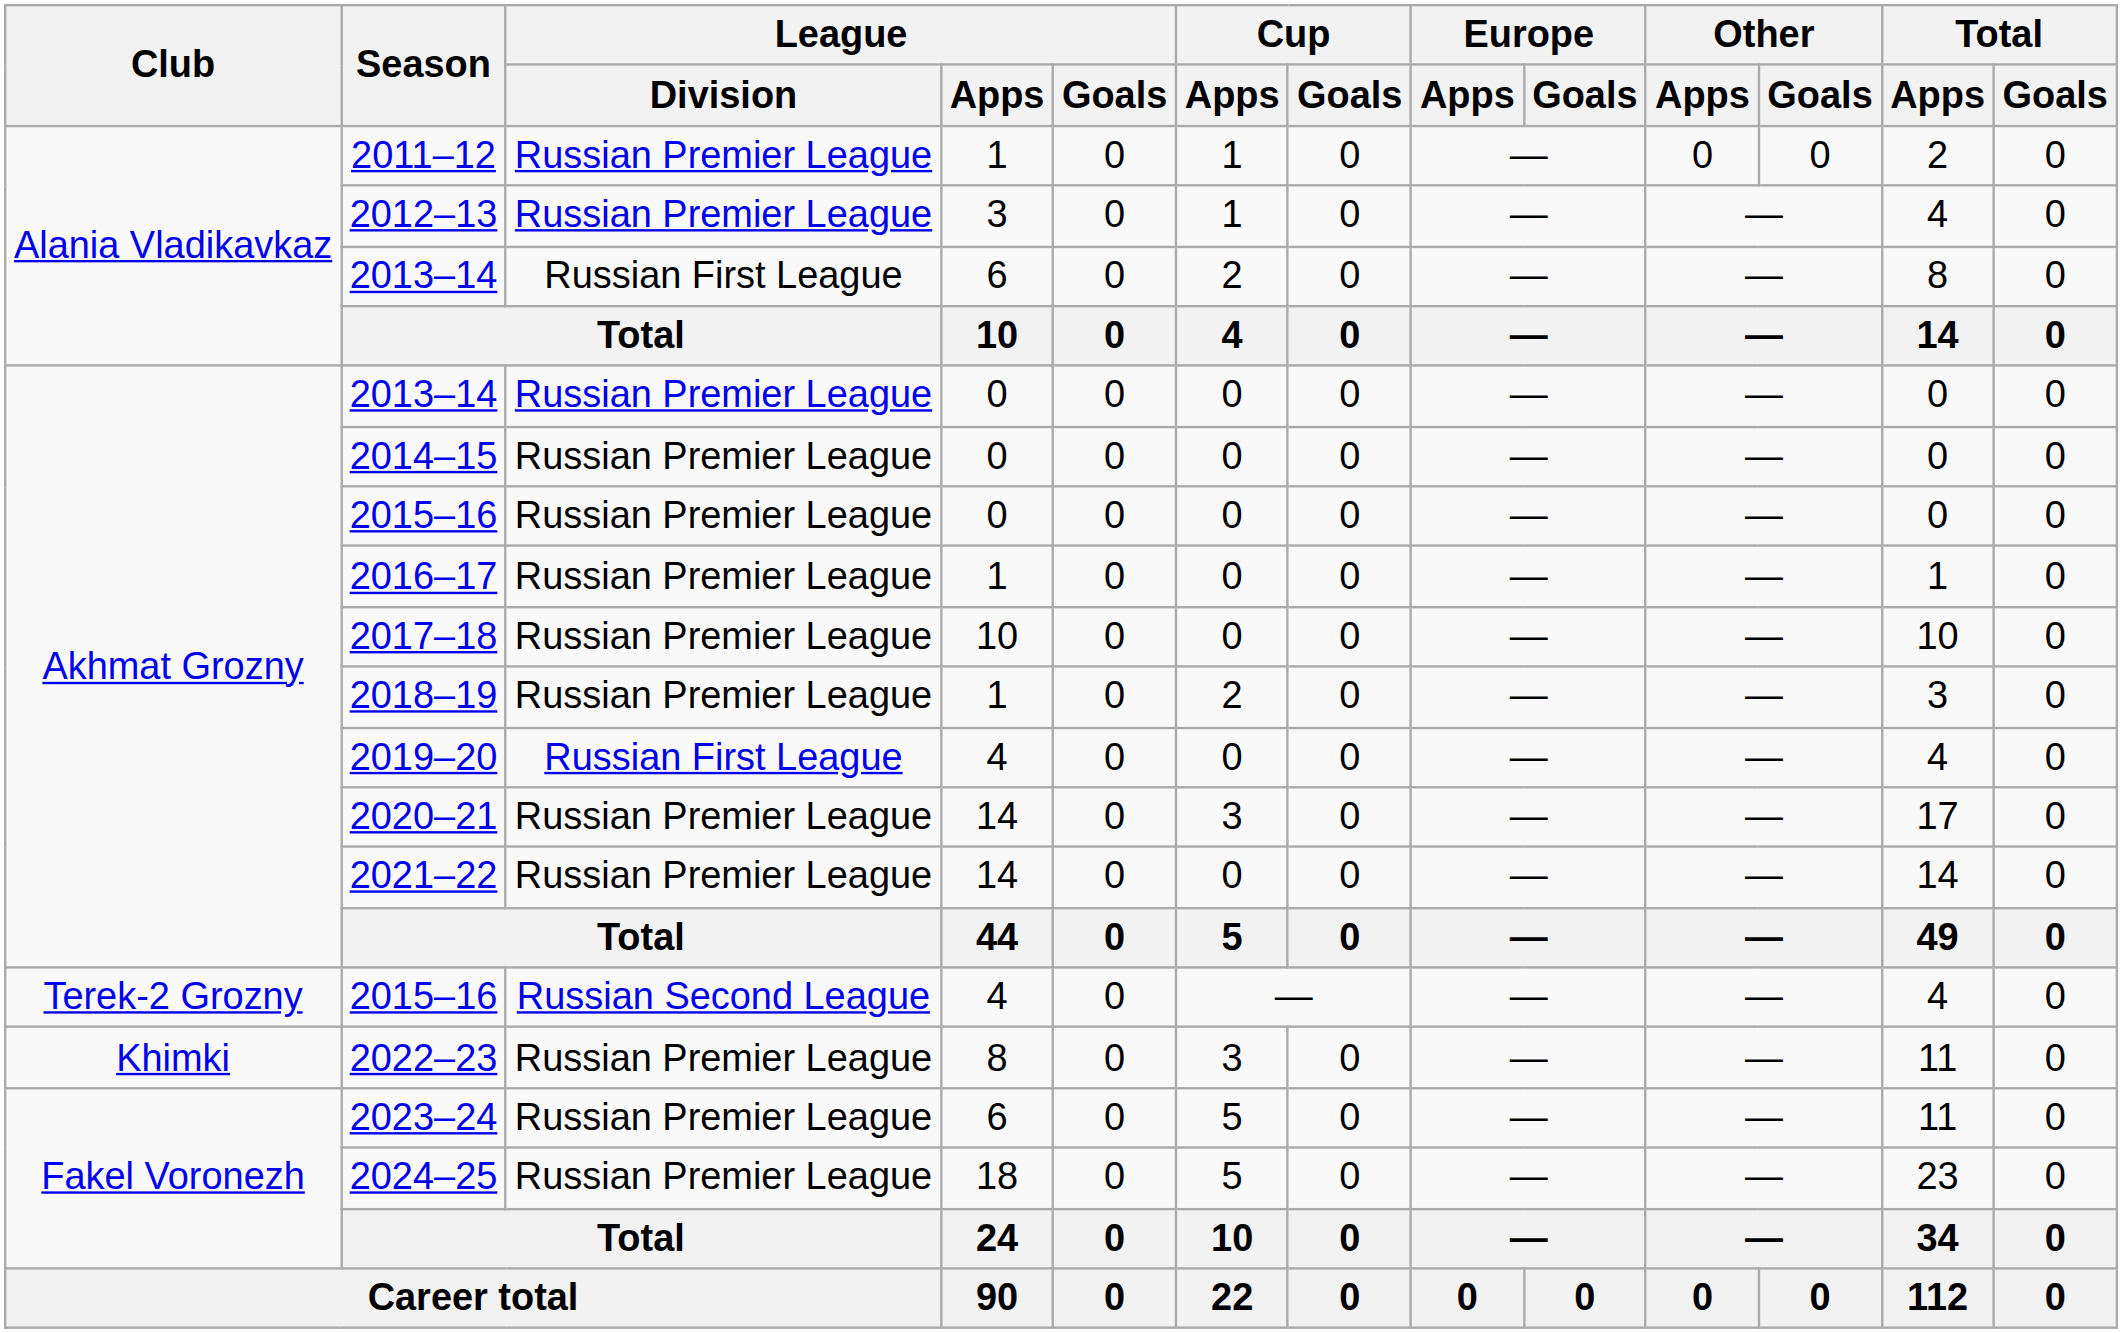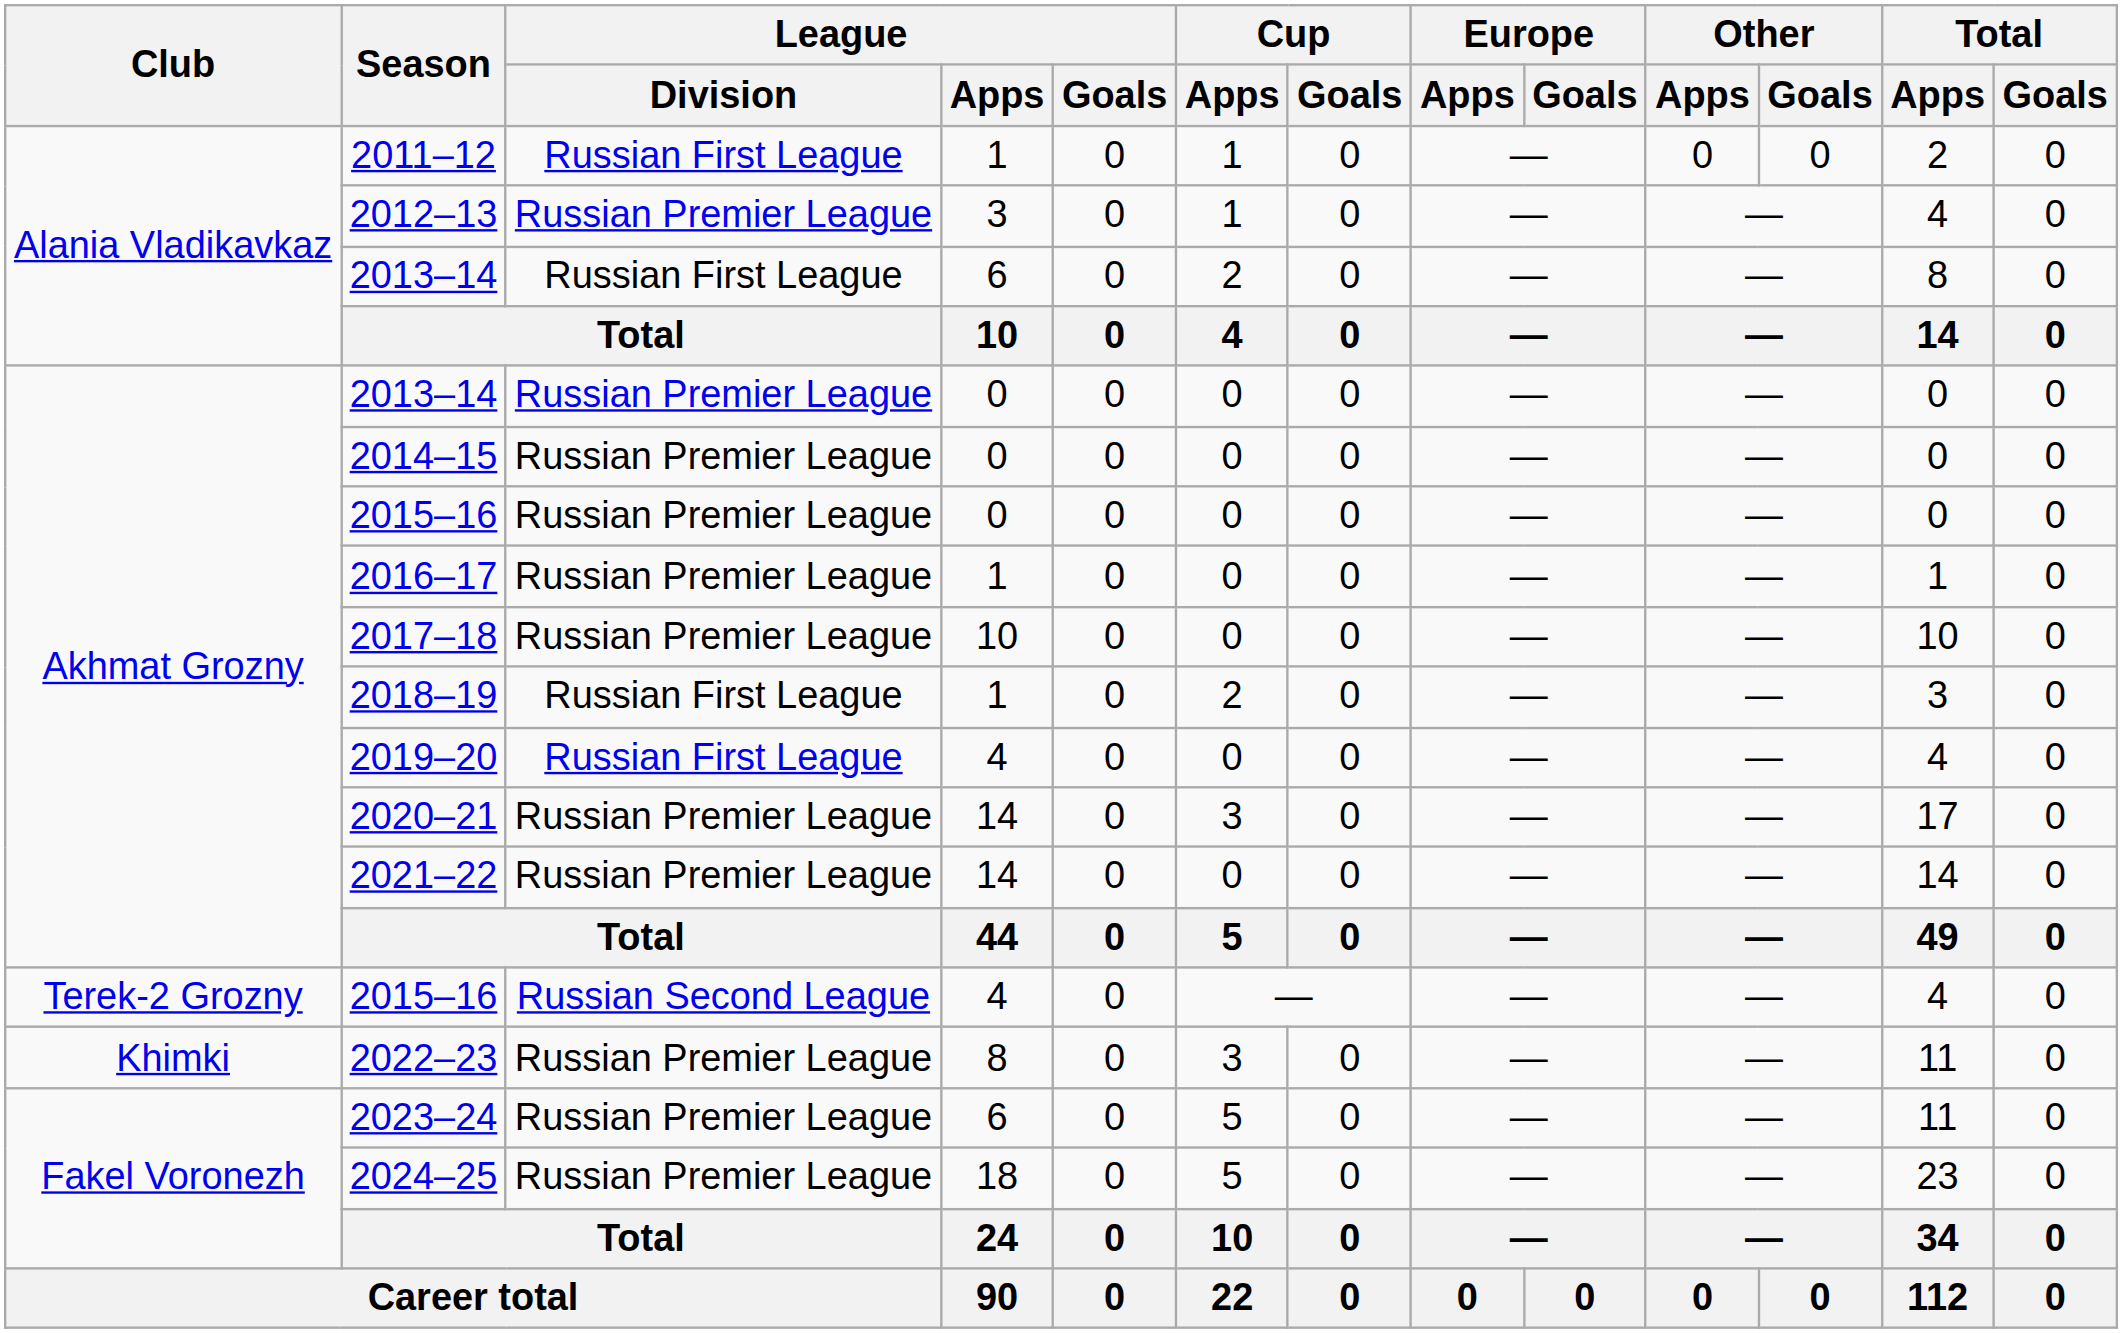(723, 154) Russian Premier League -> (723, 154) Russian First League
(723, 696) Russian Premier League -> (723, 696) Russian First League
